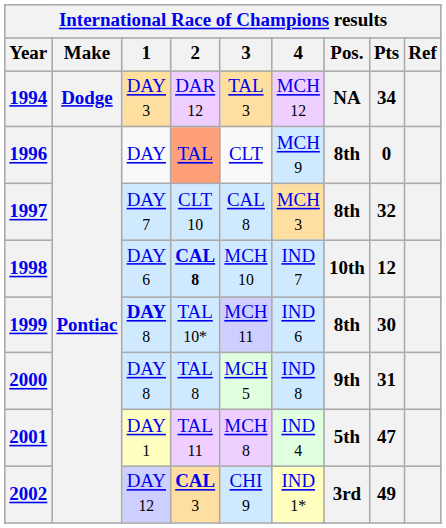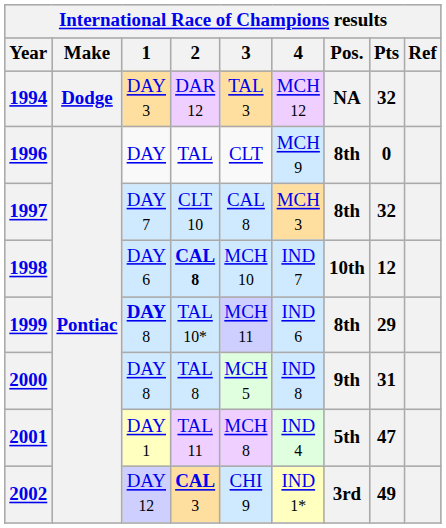(387, 98) 34 -> (387, 98) 32
(195, 154) lightsalmon background -> (195, 154) no background
(387, 324) 30 -> (387, 324) 29
